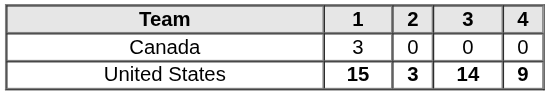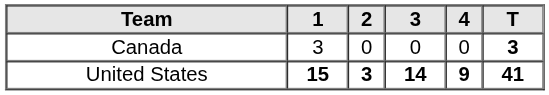+ column: (513, 19)
